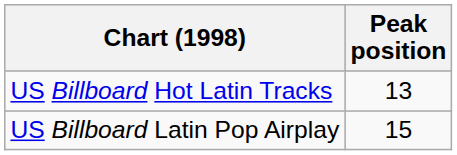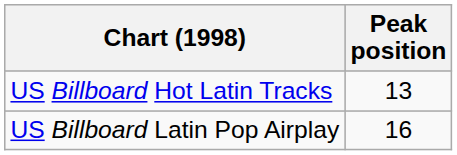(398, 129) 15 -> (398, 129) 16
